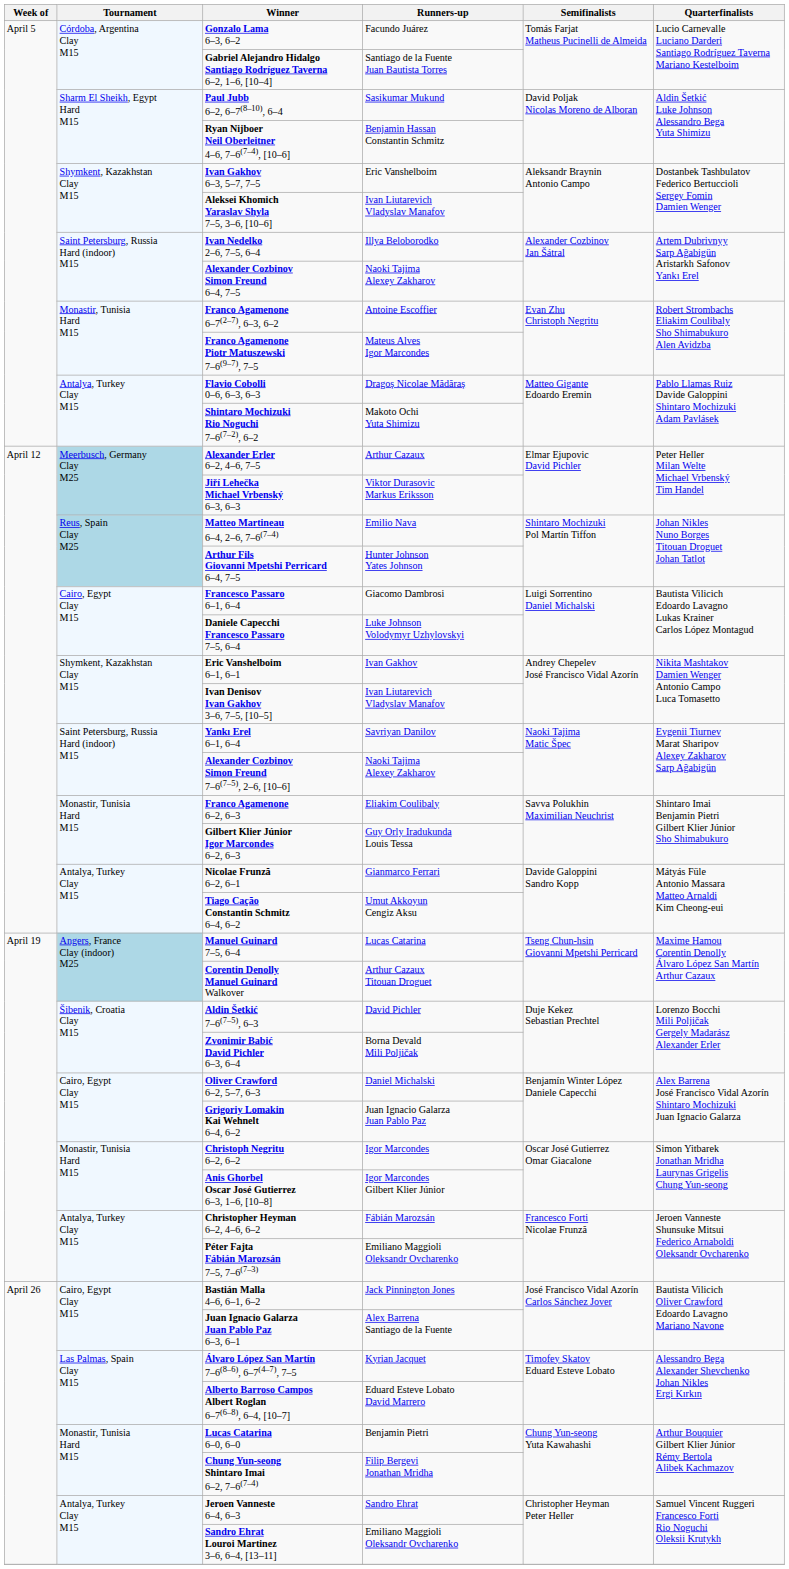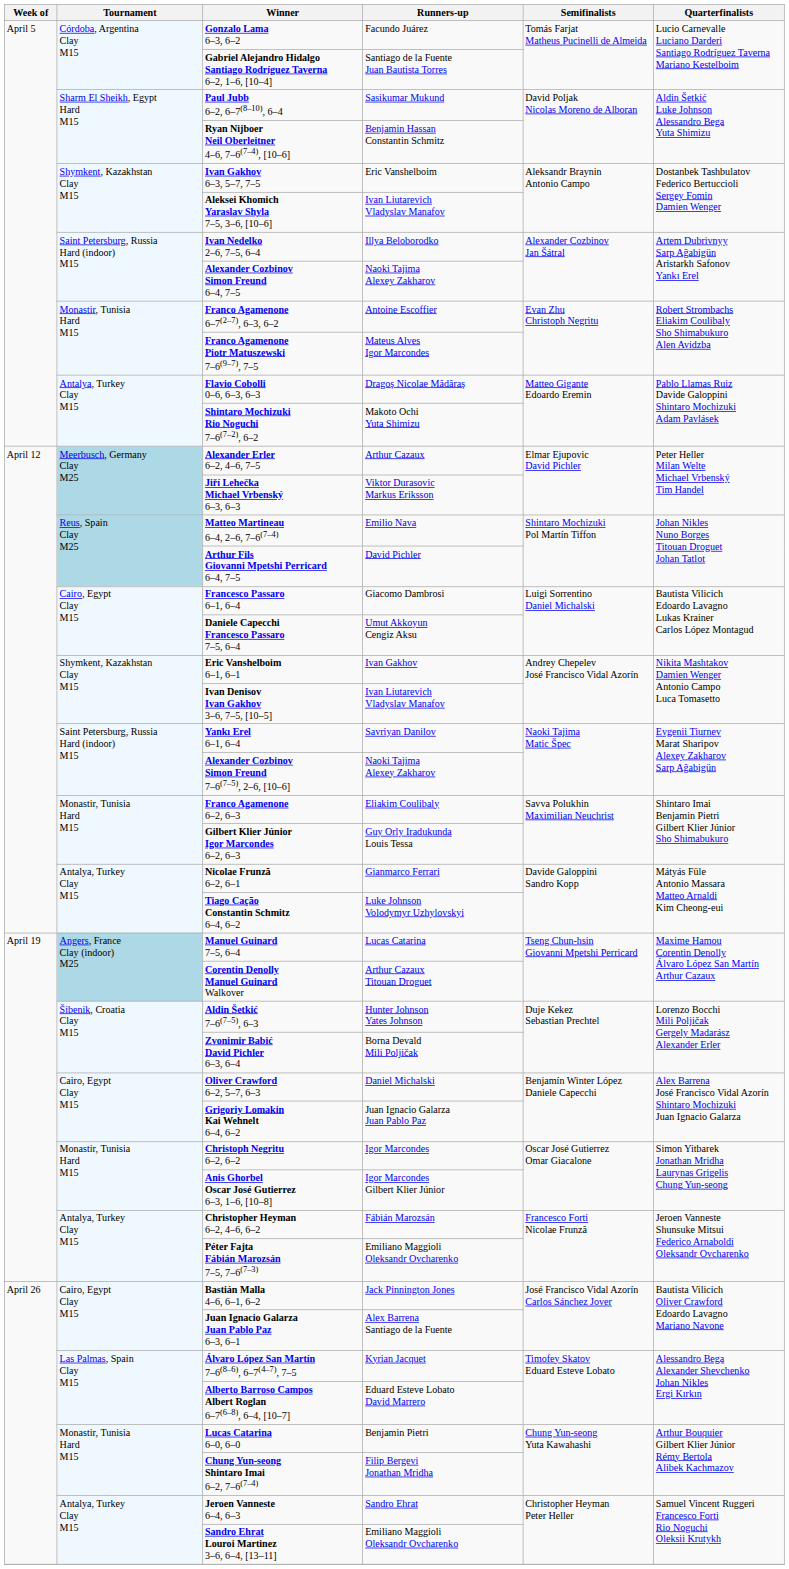(397, 560) Hunter Johnson Yates Johnson -> (393, 554) David Pichler
(415, 628) Luke Johnson Volodymyr Uzhylovskyi -> (396, 628) Umut Akkoyun Cengiz Aksu
(396, 906) Umut Akkoyun Cengiz Aksu -> (415, 906) Luke Johnson Volodymyr Uzhylovskyi
(393, 1009) David Pichler -> (397, 1015) Hunter Johnson Yates Johnson
